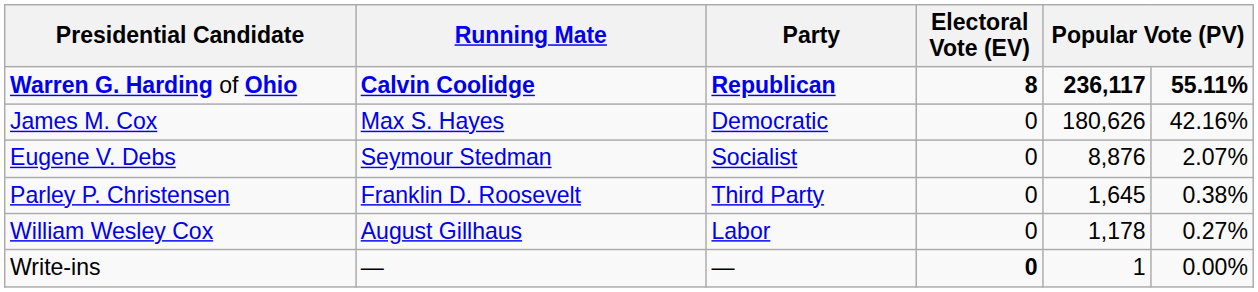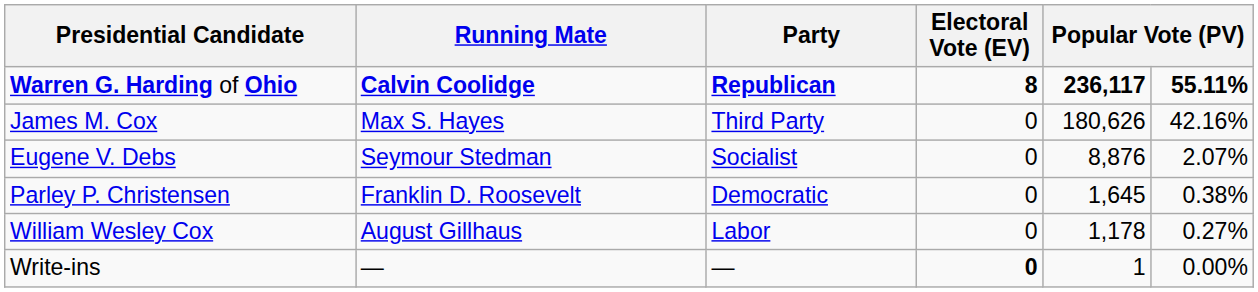(770, 121) Democratic -> (768, 121) Third Party
(768, 194) Third Party -> (770, 194) Democratic
